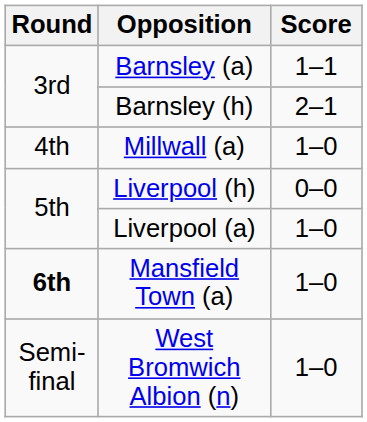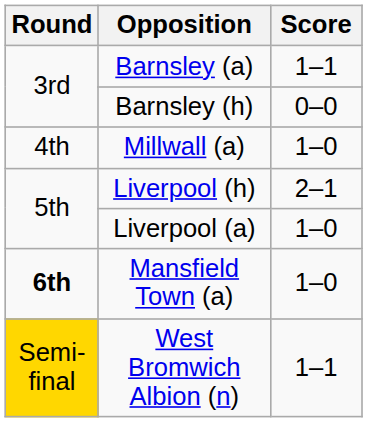(316, 106) 2–1 -> (316, 106) 0–0
(316, 187) 0–0 -> (316, 187) 2–1
(52, 367) no background -> (52, 367) gold background
(316, 367) 1–0 -> (316, 367) 1–1
